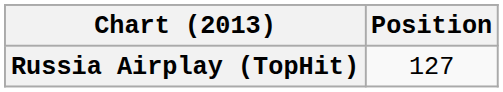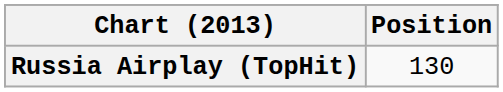(432, 67) 127 -> (432, 67) 130
